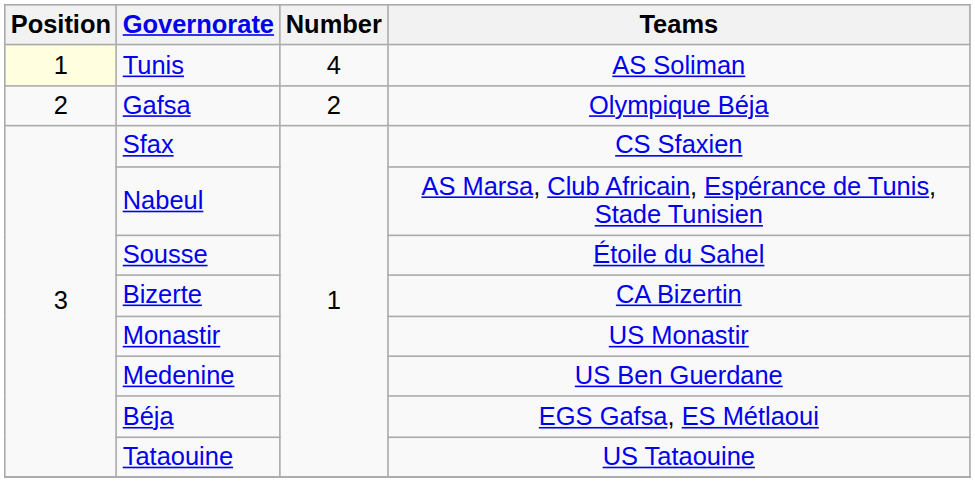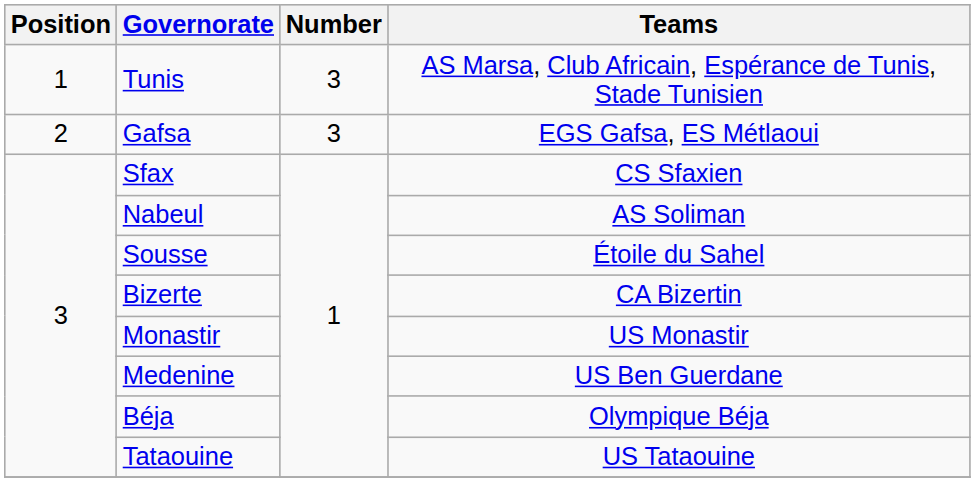(61, 65) lightyellow background -> (61, 79) no background
(334, 65) 4 -> (334, 79) 3
(679, 65) AS Soliman -> (679, 79) AS Marsa, Club Africain, Espérance de Tunis, Stade Tunisien
(334, 105) 2 -> (334, 133) 3
(679, 105) Olympique Béja -> (679, 133) EGS Gafsa, ES Métlaoui
(679, 200) AS Marsa, Club Africain, Espérance de Tunis, Stade Tunisien -> (679, 214) AS Soliman
(679, 416) EGS Gafsa, ES Métlaoui -> (679, 416) Olympique Béja
